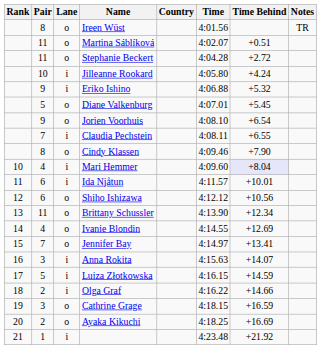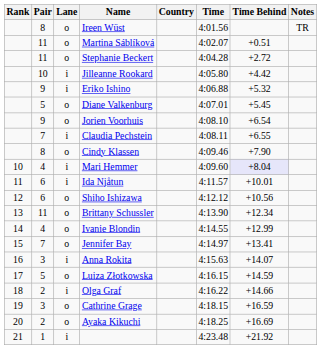(259, 74) +4.24 -> (259, 74) +4.42
(259, 228) +12.69 -> (259, 228) +12.99
(67, 275) i -> (67, 275) o
